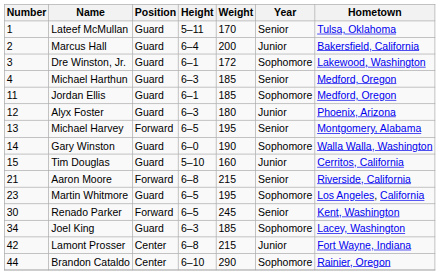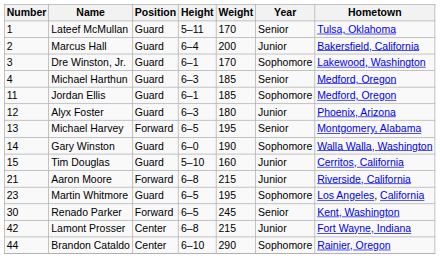(227, 63) 172 -> (227, 63) 170
(273, 179) Senior -> (272, 179) Junior
- row: (73, 229)
